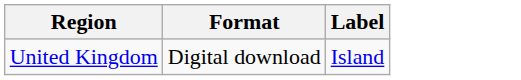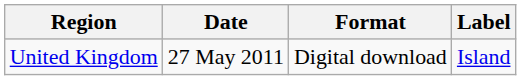+ column: (226, 21)
